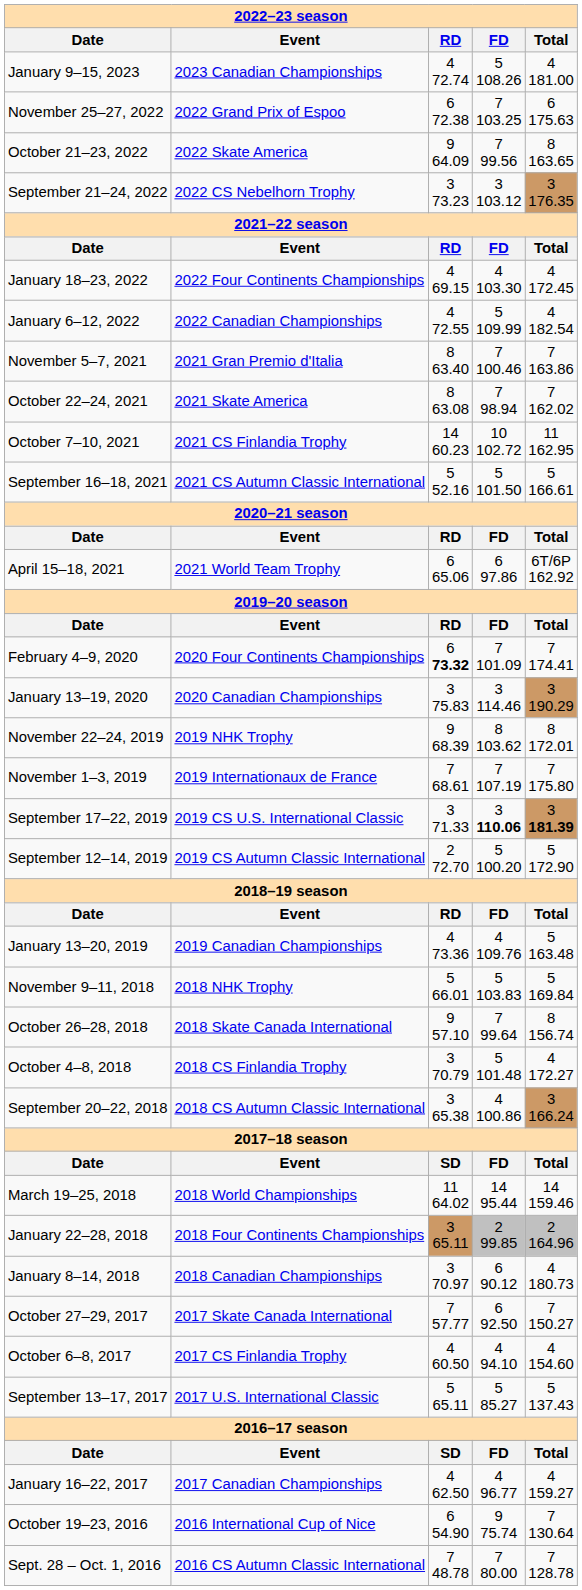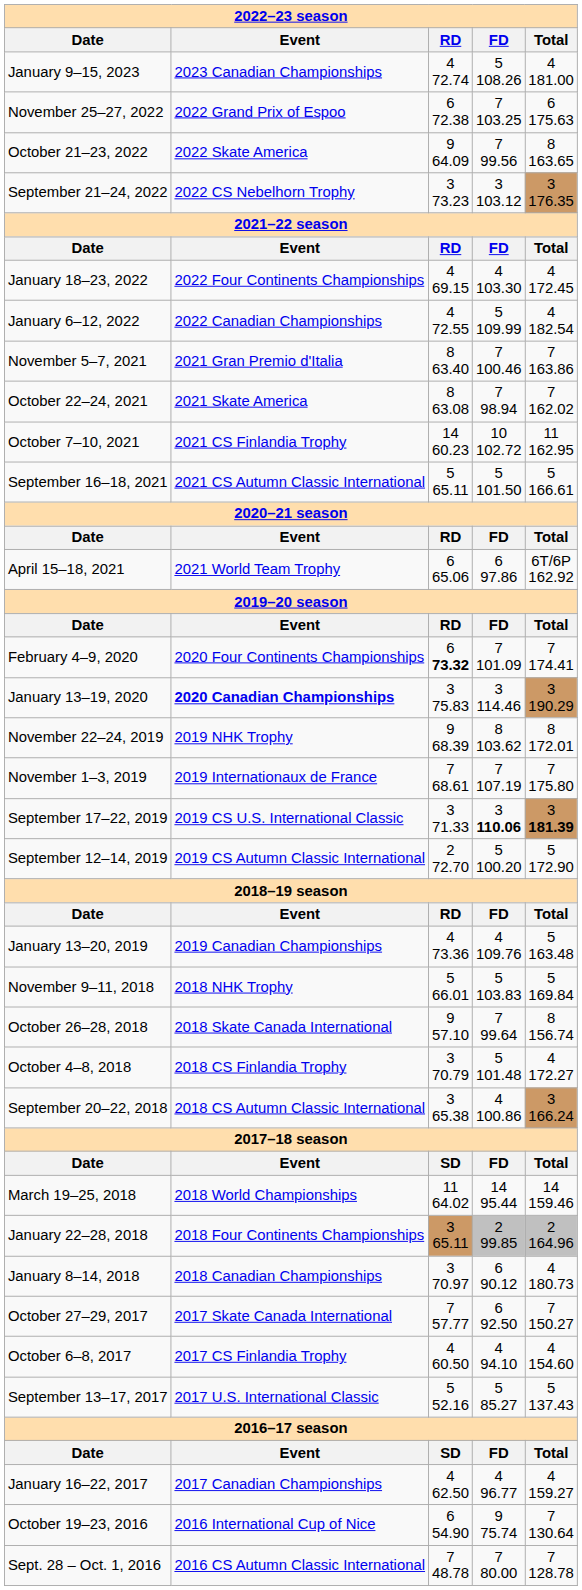(451, 482) 5 52.16 -> (451, 482) 5 65.11
(278, 697) normal -> (284, 697) bold
(451, 1397) 5 65.11 -> (451, 1397) 5 52.16
